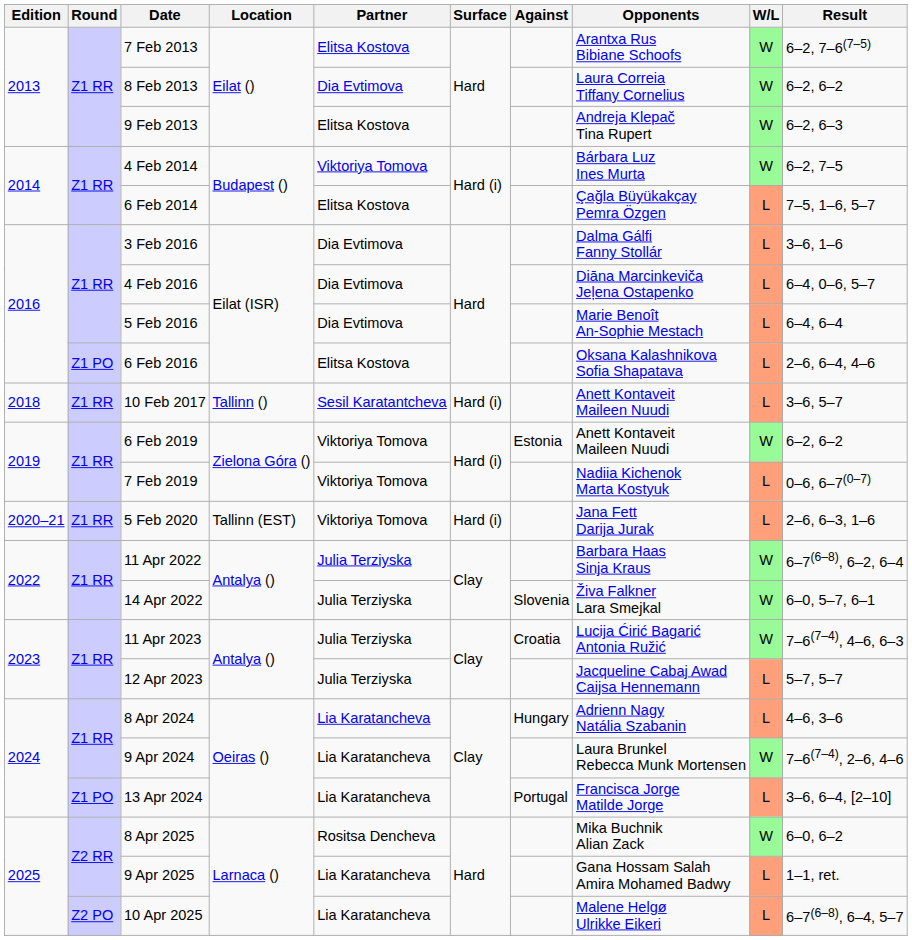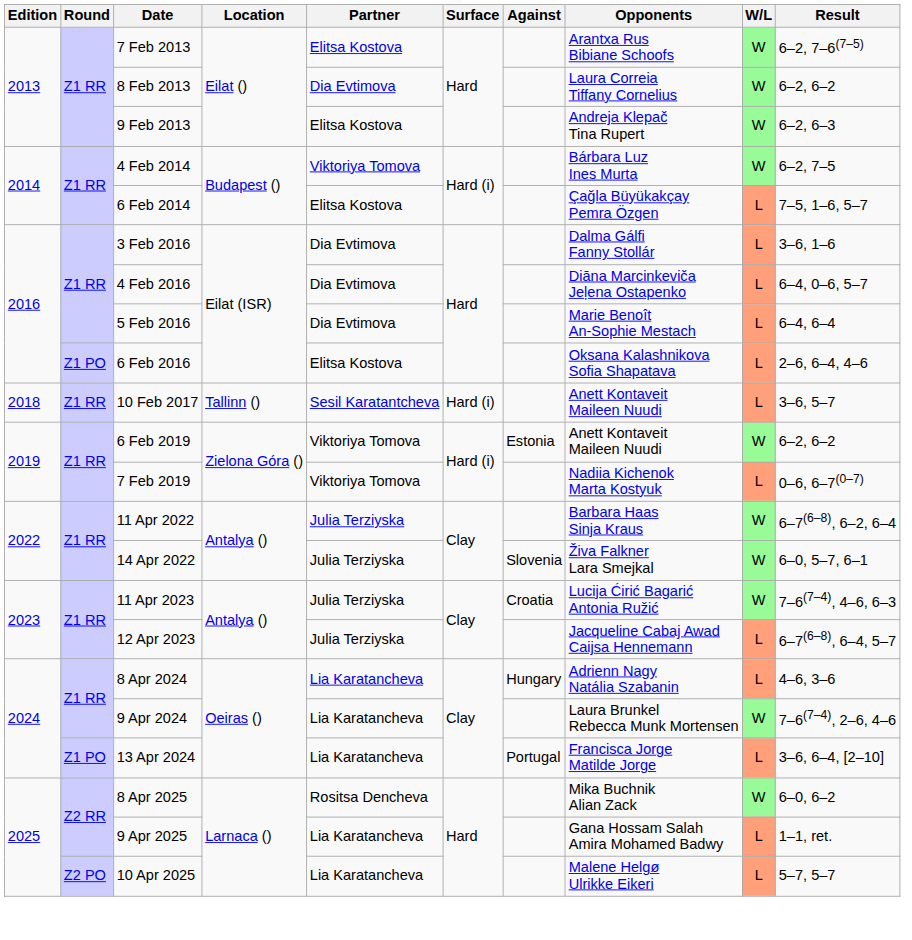- row: (161, 520)
(814, 678) 5–7, 5–7 -> (837, 639) 6–7(6–8), 6–4, 5–7
(845, 915) 6–7(6–8), 6–4, 5–7 -> (807, 876) 5–7, 5–7
